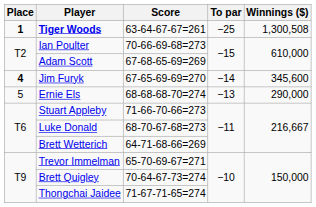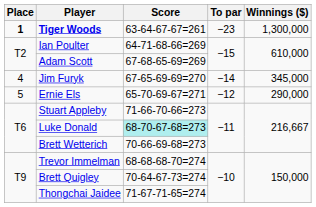(226, 29) −25 -> (226, 29) −23
(285, 29) 1,300,508 -> (285, 29) 1,300,000
(166, 45) 70-66-69-68=273 -> (166, 45) 64-71-68-66=269
(20, 78) bold -> (20, 78) normal
(290, 78) 345,600 -> (290, 78) 345,000
(166, 95) 68-68-68-70=274 -> (166, 95) 65-70-69-67=271
(226, 95) −13 -> (226, 95) −12
(166, 128) no background -> (166, 128) paleturquoise background
(166, 144) 64-71-68-66=269 -> (166, 144) 70-66-69-68=273
(166, 161) 65-70-69-67=271 -> (166, 161) 68-68-68-70=274
